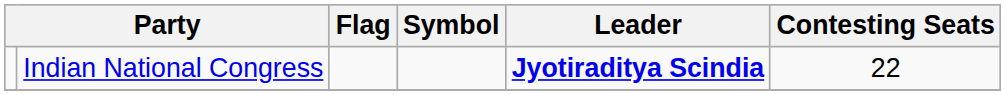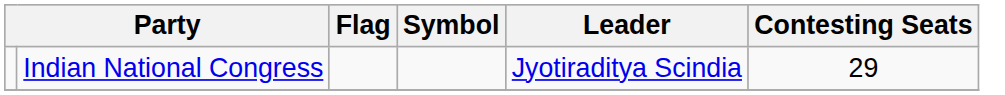(638, 68) bold -> (627, 68) normal
(886, 68) 22 -> (863, 68) 29
